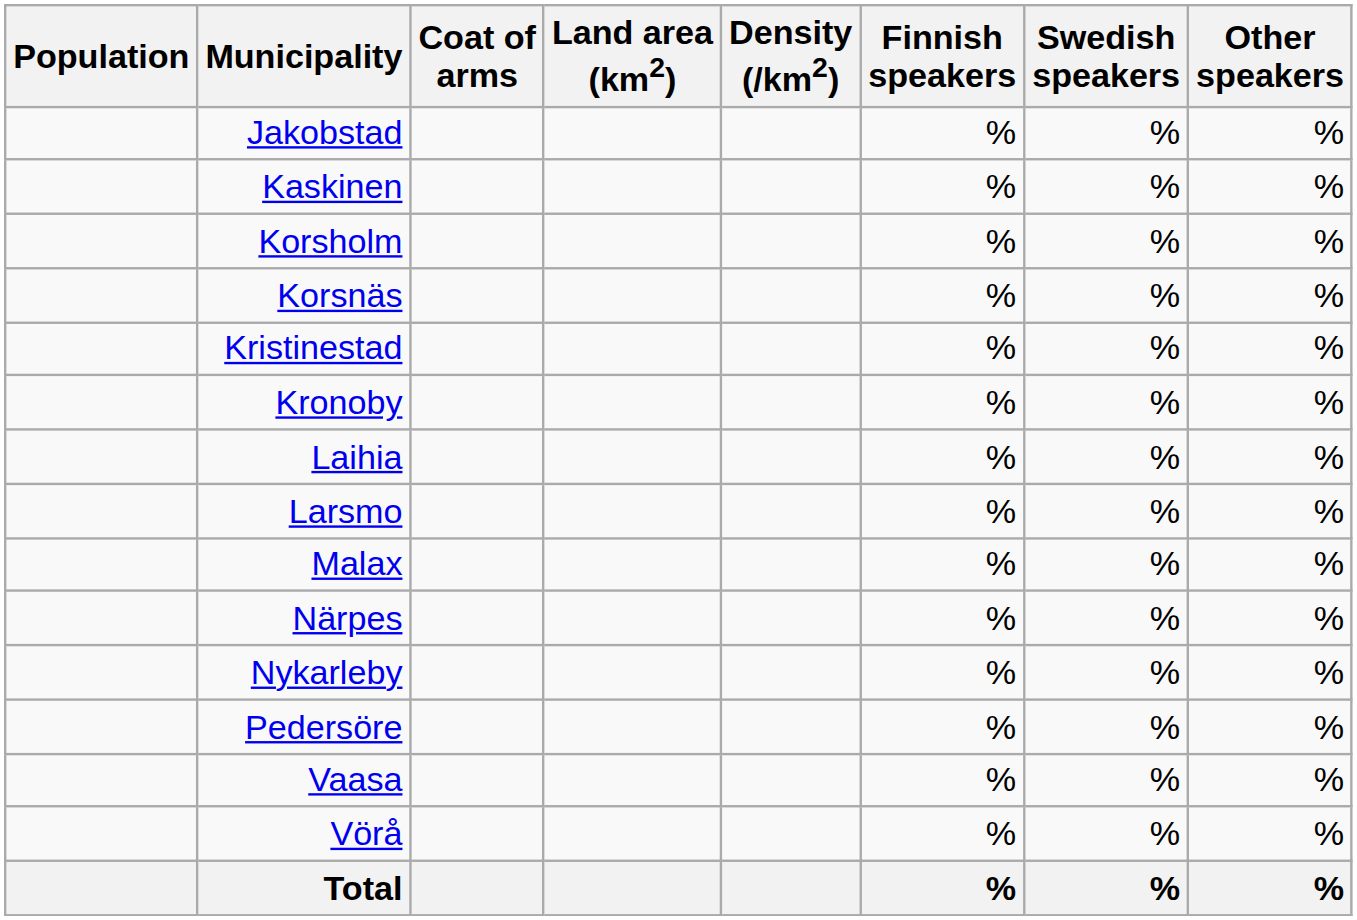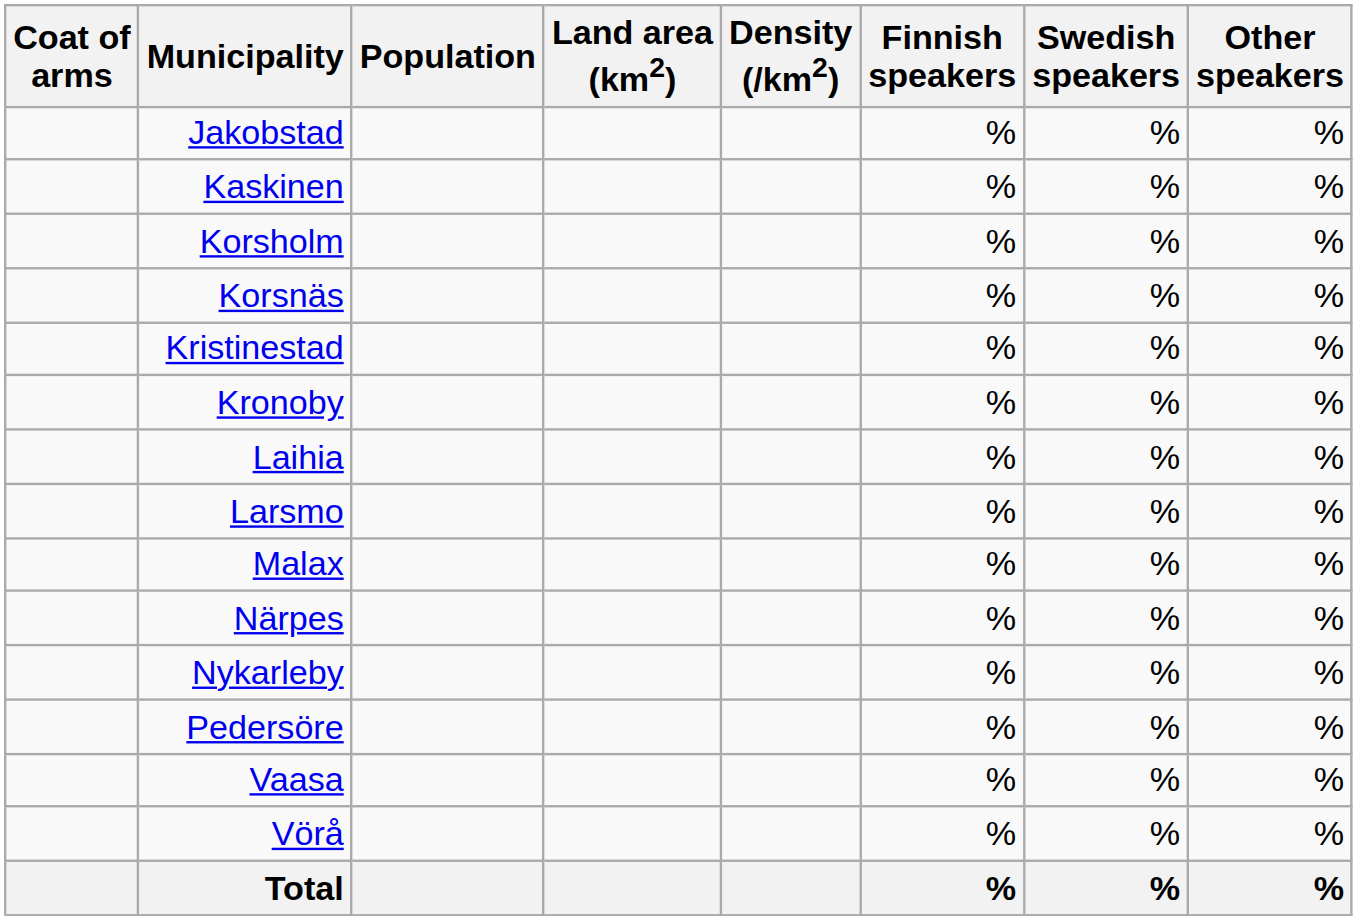columns swapped: (477, 56) <-> (101, 56)
